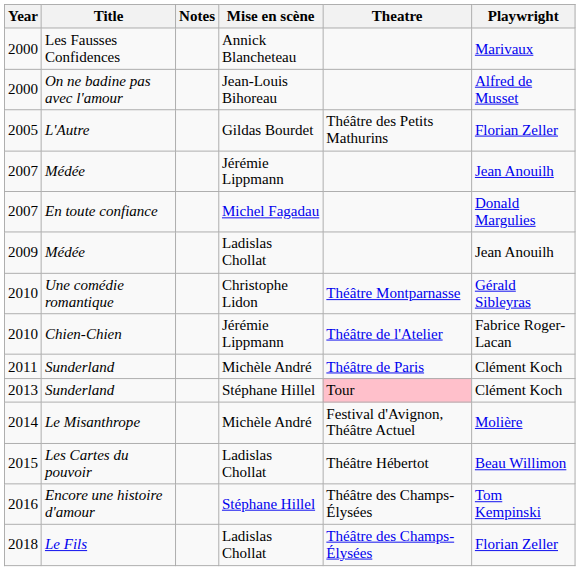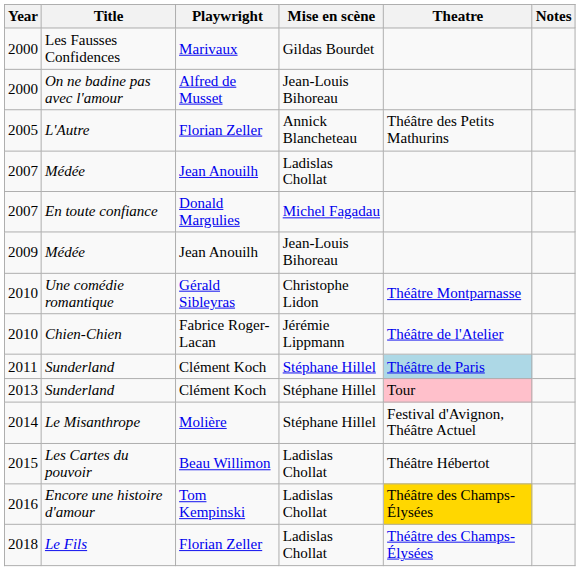columns swapped: (523, 16) <-> (197, 16)
(259, 48) Annick Blancheteau -> (328, 48) Gildas Bourdet
(268, 130) Gildas Bourdet -> (320, 130) Annick Blancheteau
(253, 171) Jérémie Lippmann -> (308, 171) Ladislas Chollat
(247, 252) Ladislas Chollat -> (316, 252) Jean-Louis Bihoreau
(267, 366) Michèle André -> (329, 366) Stéphane Hillel
(375, 366) no background -> (436, 366) lightblue background
(267, 422) Michèle André -> (329, 422) Stéphane Hillel
(269, 504) Stéphane Hillel -> (308, 504) Ladislas Chollat
(390, 504) no background -> (451, 504) gold background
